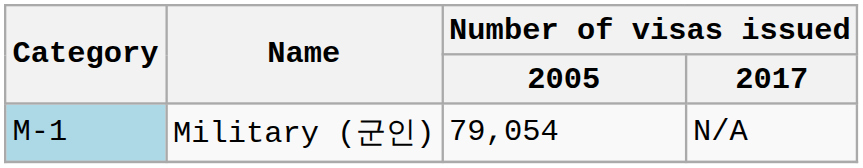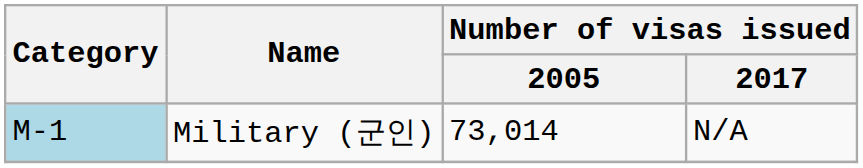(504, 133) 79,054 -> (504, 133) 73,014
